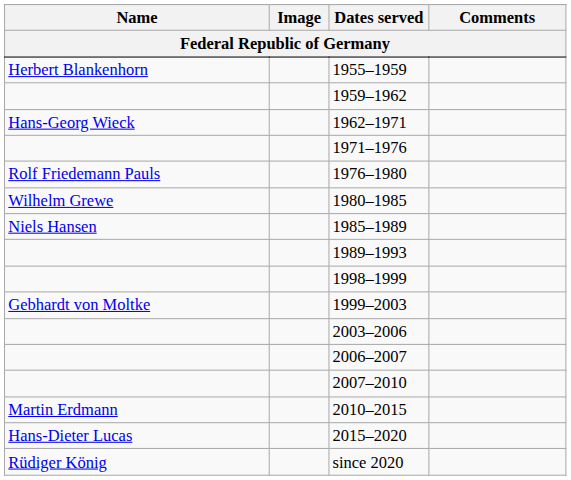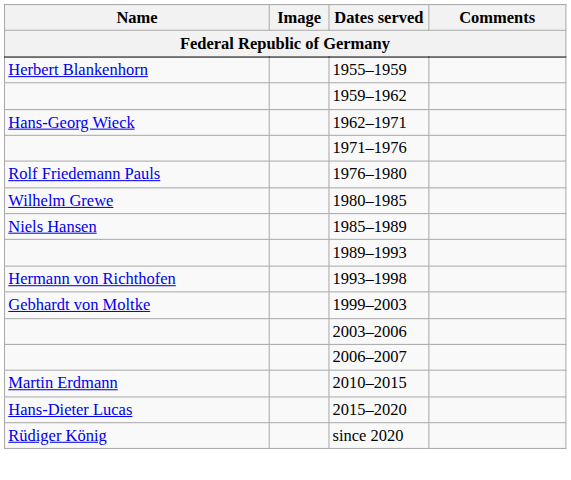+ row: (370, 278)
- row: (370, 278)
- row: (370, 383)
